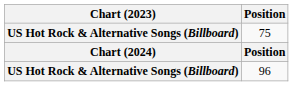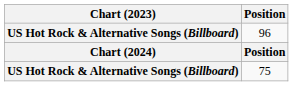rows swapped: (265, 33) <-> (265, 71)
